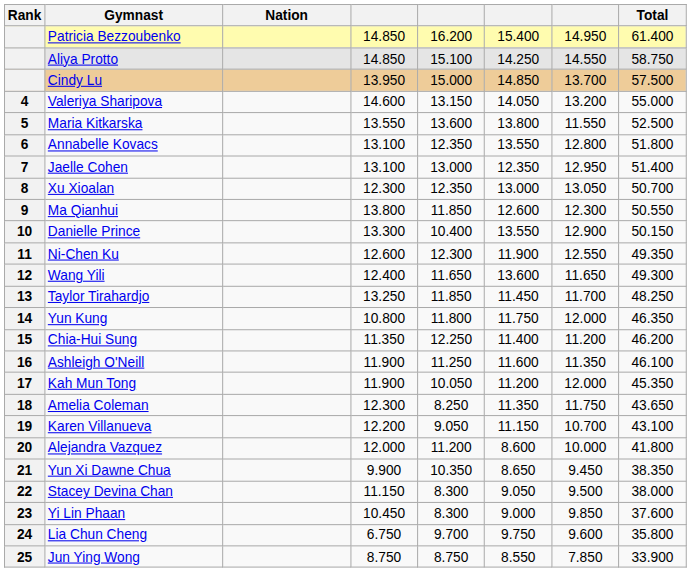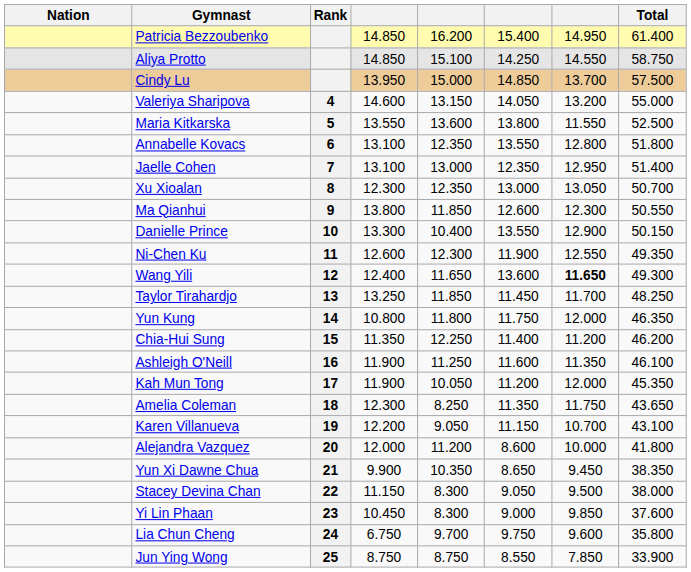columns swapped: (25, 15) <-> (287, 15)
(585, 275) normal -> (585, 275) bold
